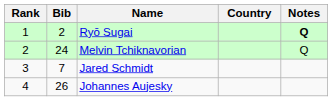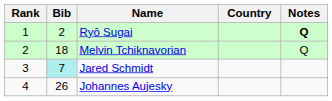(62, 50) 24 -> (62, 50) 18
(62, 68) no background -> (62, 68) paleturquoise background
